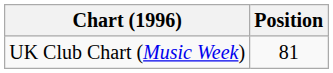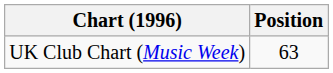(289, 52) 81 -> (289, 52) 63
